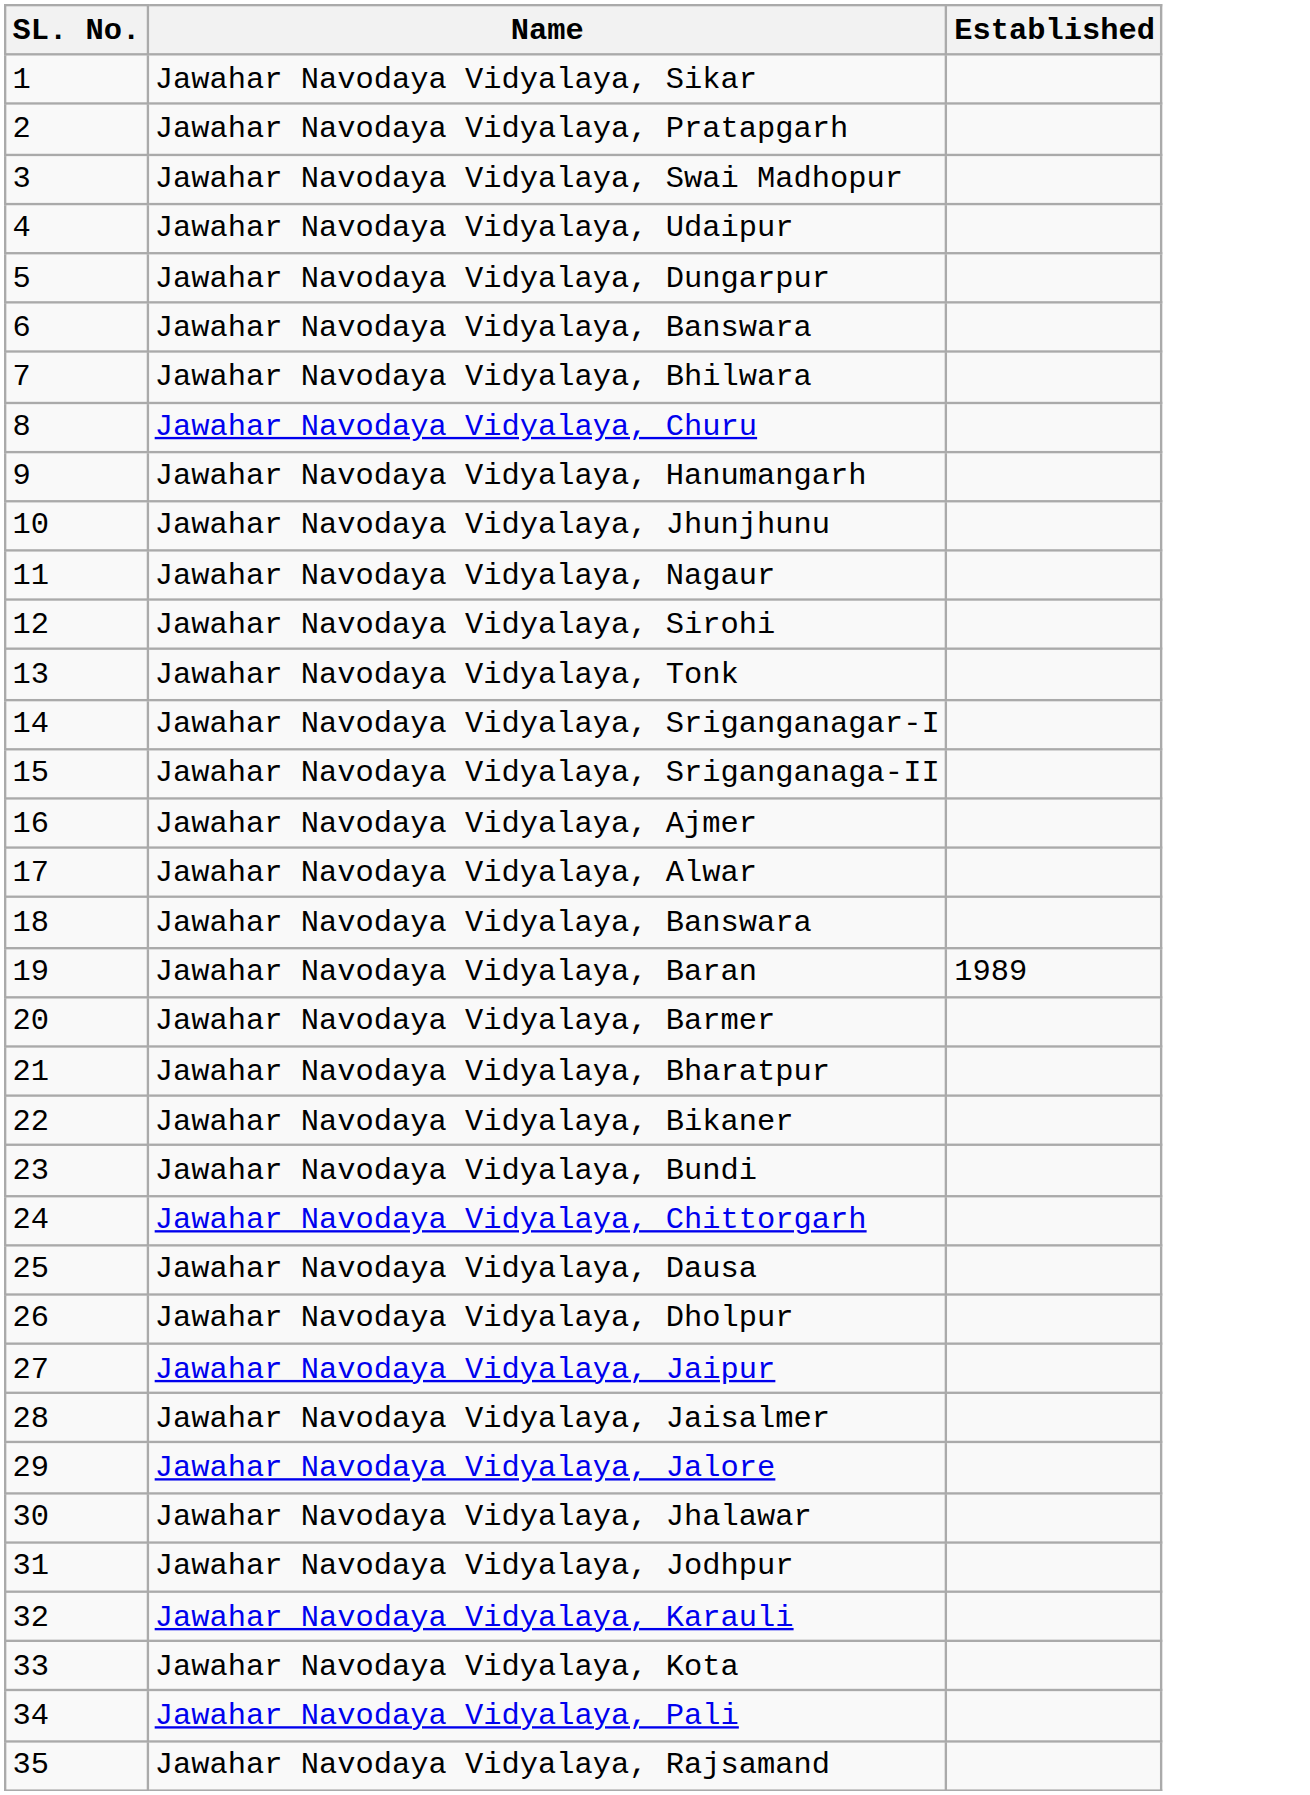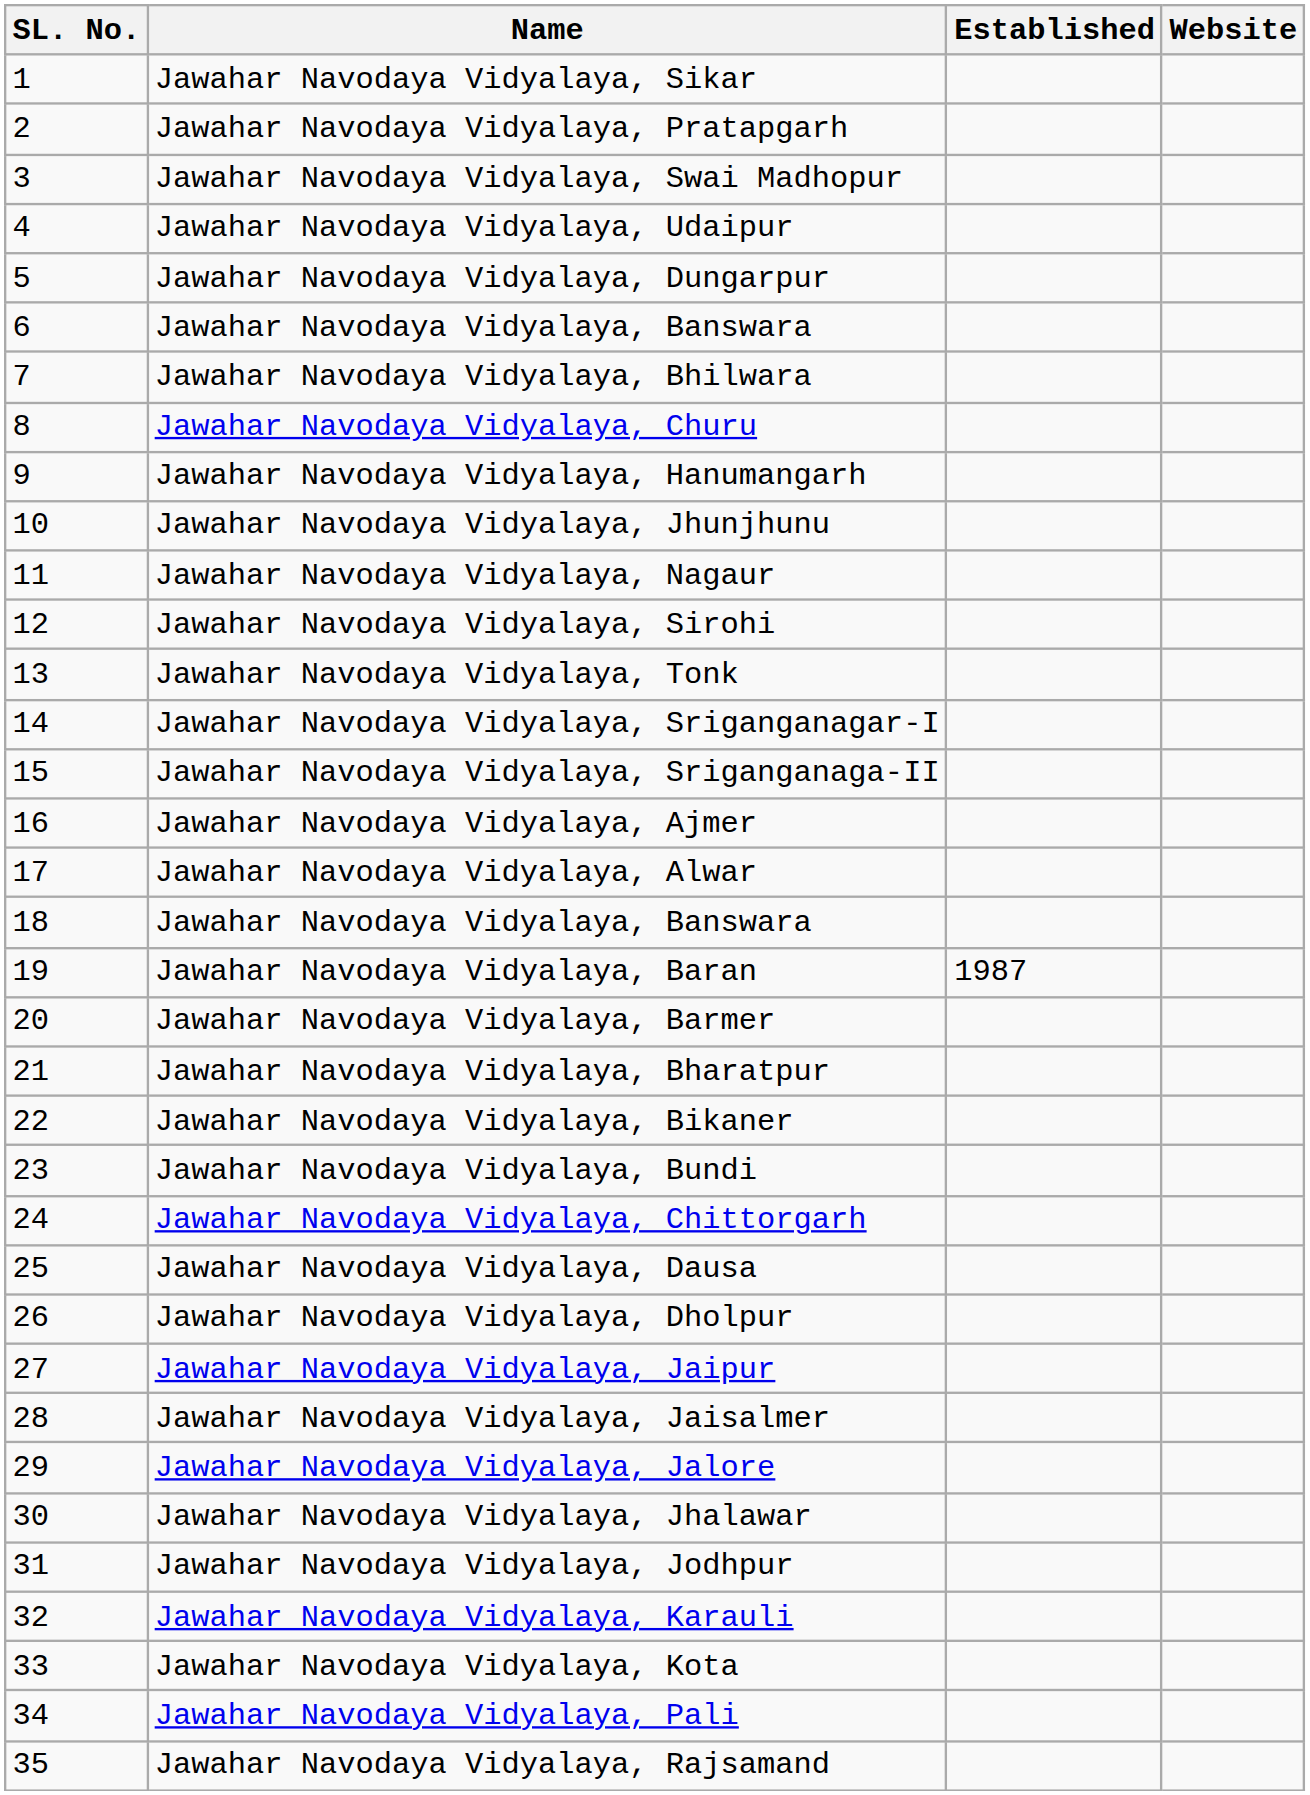+ column: (1233, 30)
(991, 972) 1989 -> (991, 972) 1987
